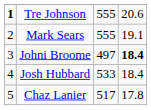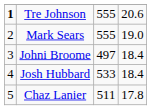(132, 34) 19.1 -> (132, 34) 19.0
(132, 54) bold -> (132, 54) normal
(106, 94) 517 -> (106, 94) 511
